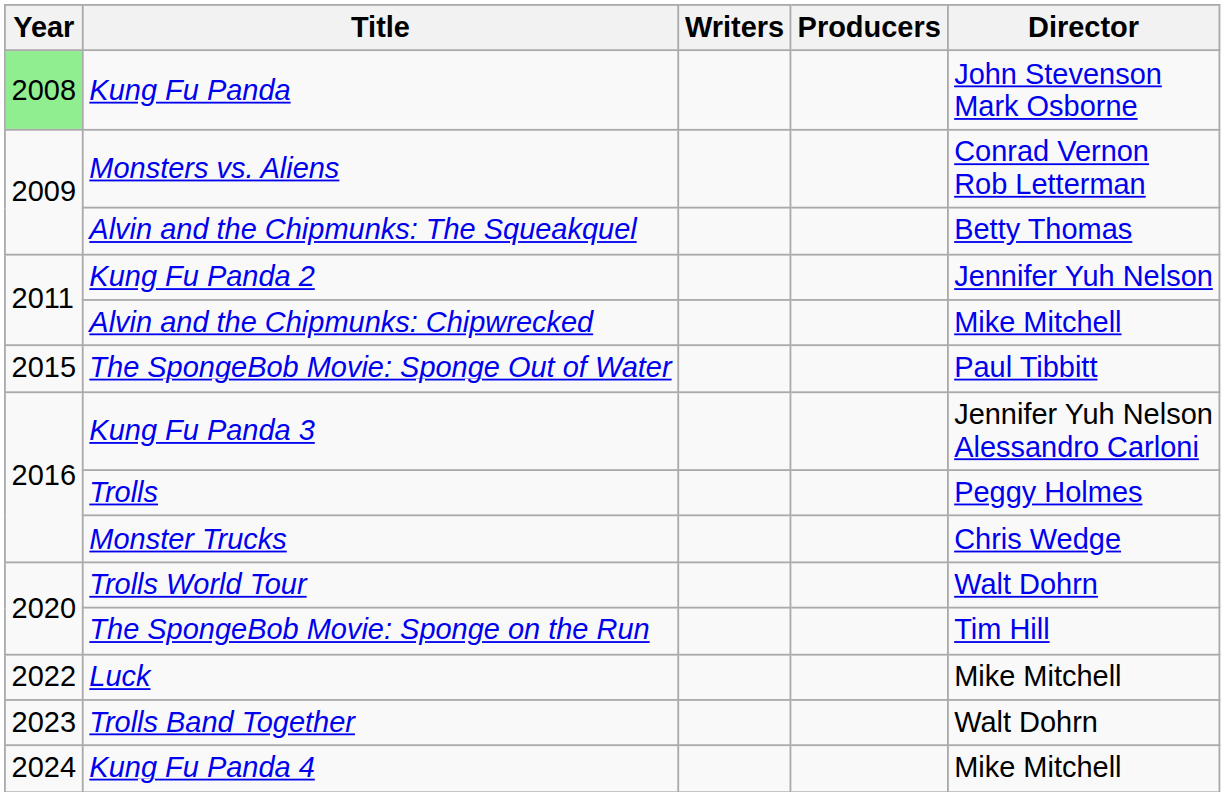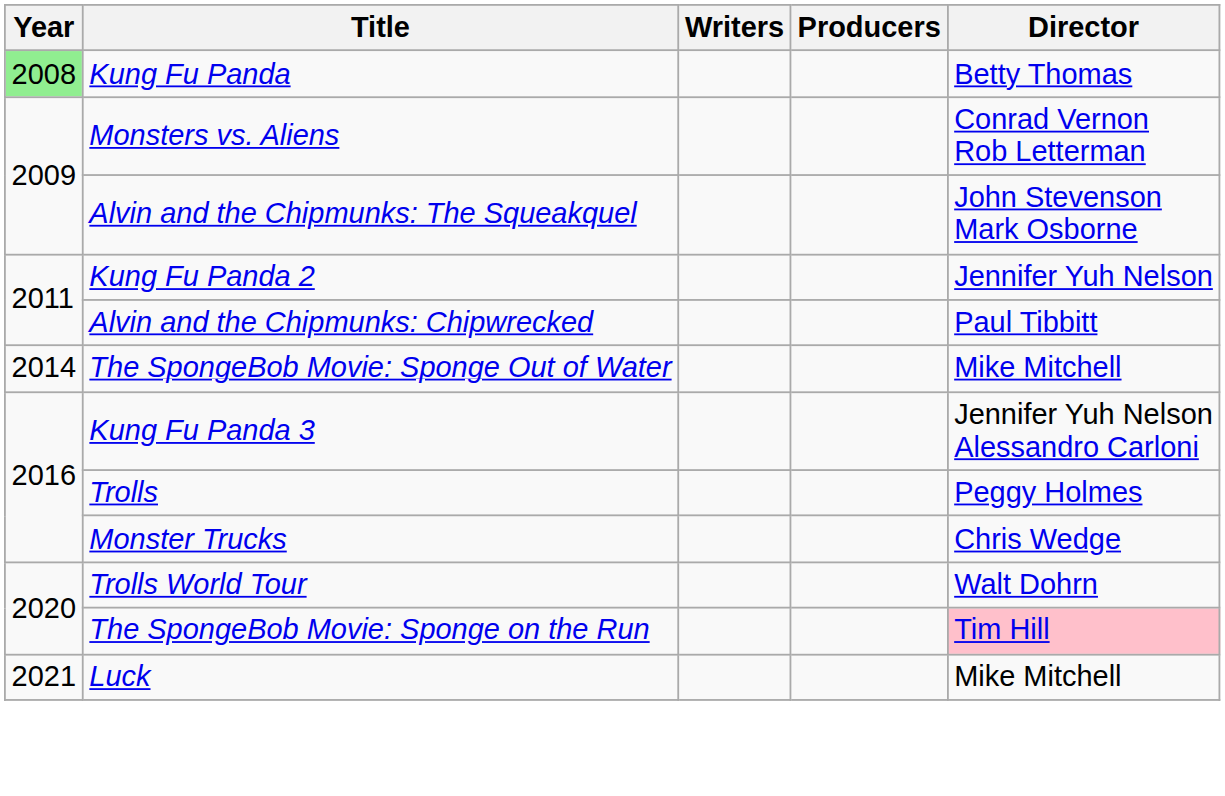(1058, 89) John Stevenson Mark Osborne -> (1043, 73) Betty Thomas
(1043, 230) Betty Thomas -> (1058, 214) John Stevenson Mark Osborne
(1038, 322) Mike Mitchell -> (1026, 322) Paul Tibbitt
(44, 368) 2015 -> (44, 368) 2014
(1026, 368) Paul Tibbitt -> (1038, 368) Mike Mitchell
(1002, 630) no background -> (1002, 630) pink background
(44, 676) 2022 -> (44, 676) 2021
- row: (222, 722)
- row: (202, 768)
